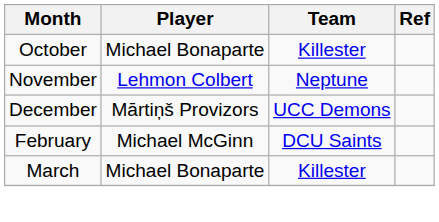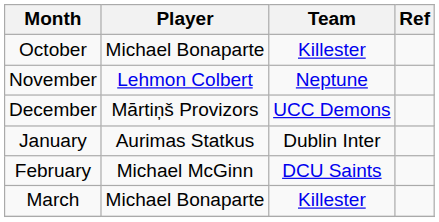+ row: (53, 140)
